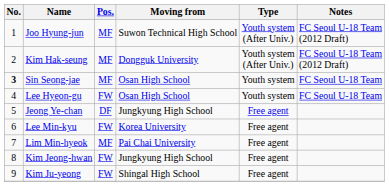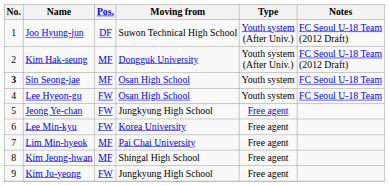(105, 33) MF -> (105, 33) DF
(105, 111) DF -> (105, 111) FW
(105, 158) FW -> (105, 158) MF
(166, 158) Jungkyung High School -> (159, 158) Shingal High School
(159, 173) Shingal High School -> (166, 173) Jungkyung High School
